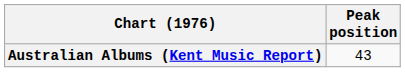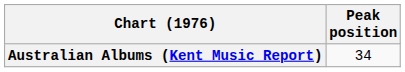(363, 56) 43 -> (363, 56) 34
